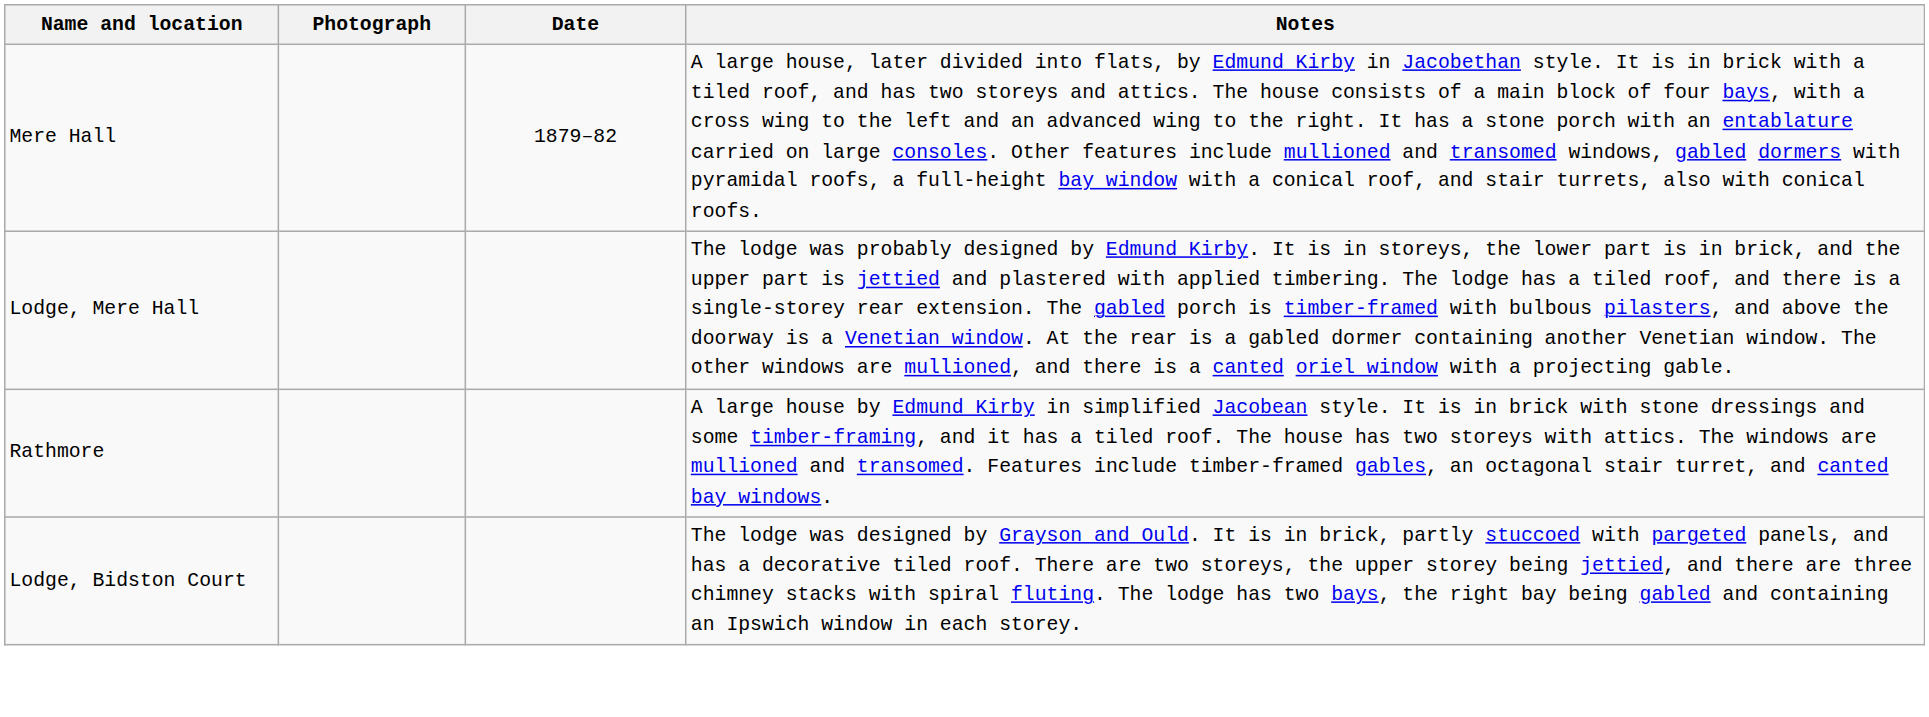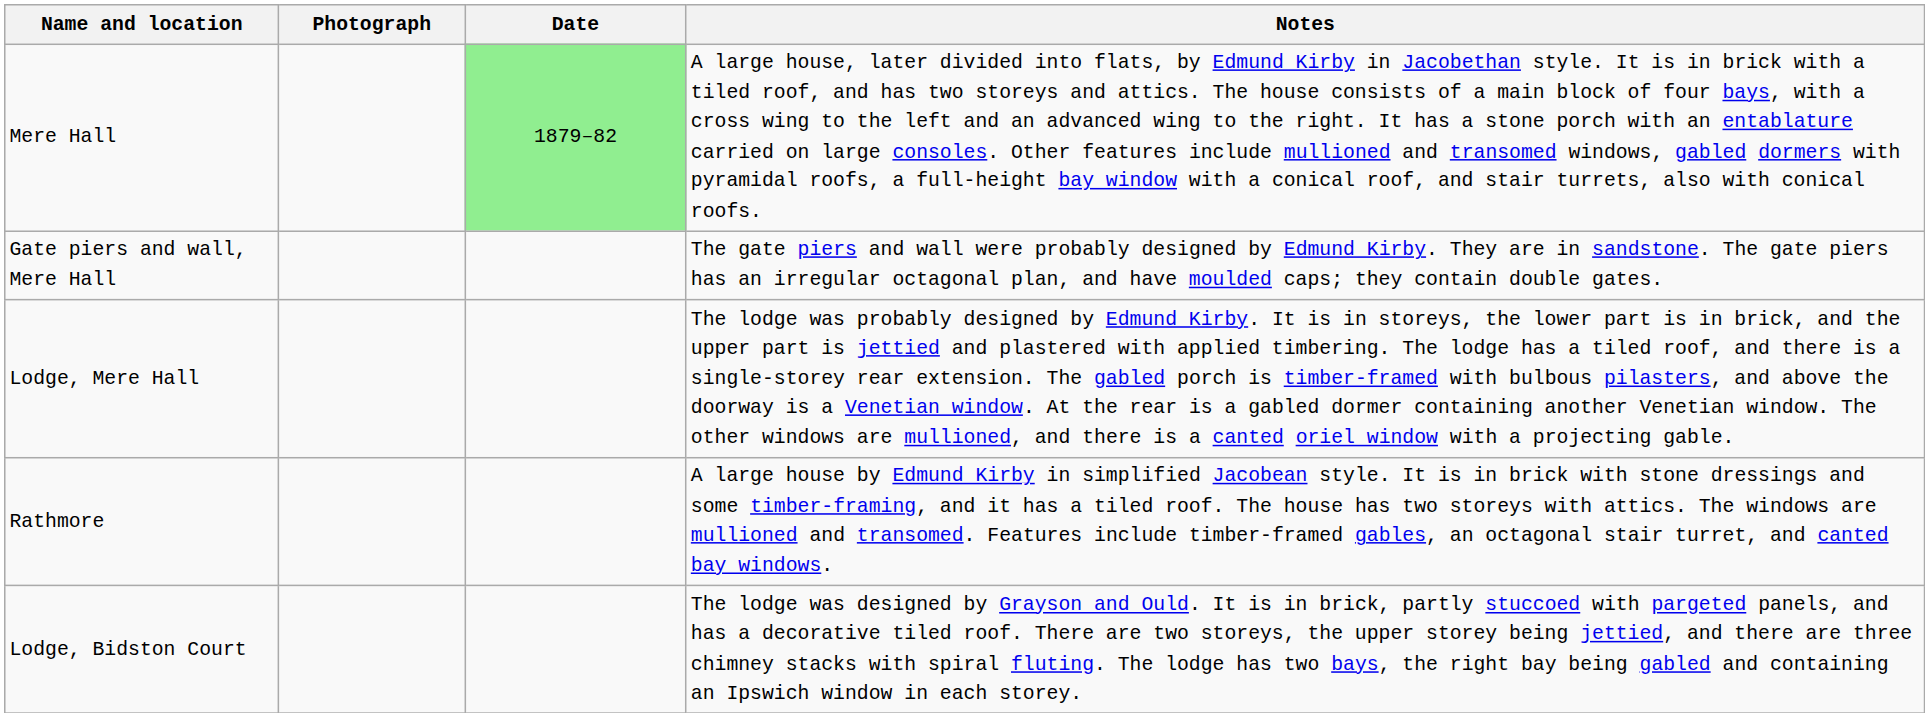(575, 137) no background -> (575, 137) lightgreen background
+ row: (128, 265)
